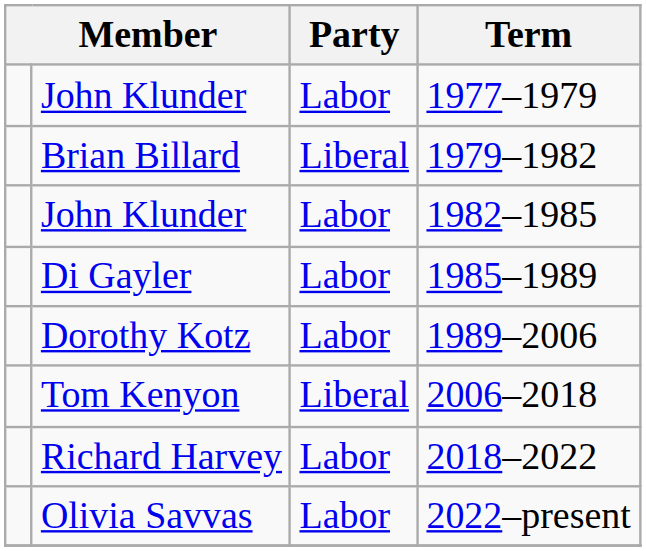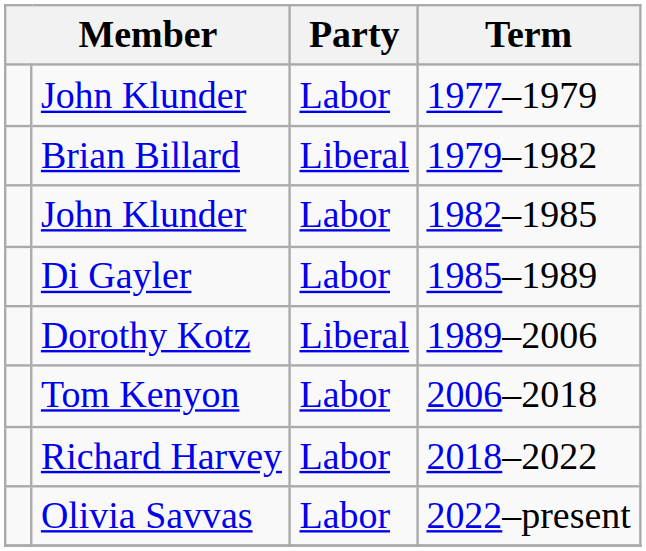(345, 335) Labor -> (354, 335) Liberal
(354, 395) Liberal -> (345, 395) Labor
